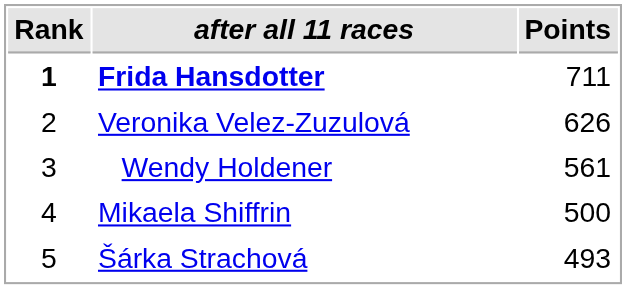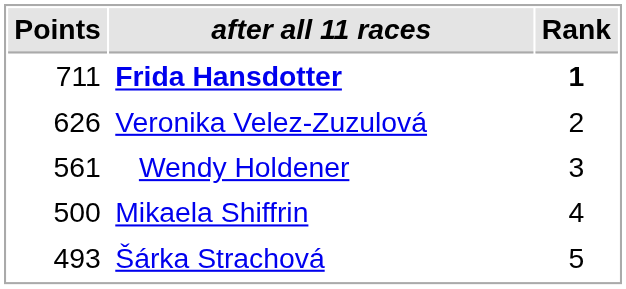columns swapped: (49, 30) <-> (568, 30)
